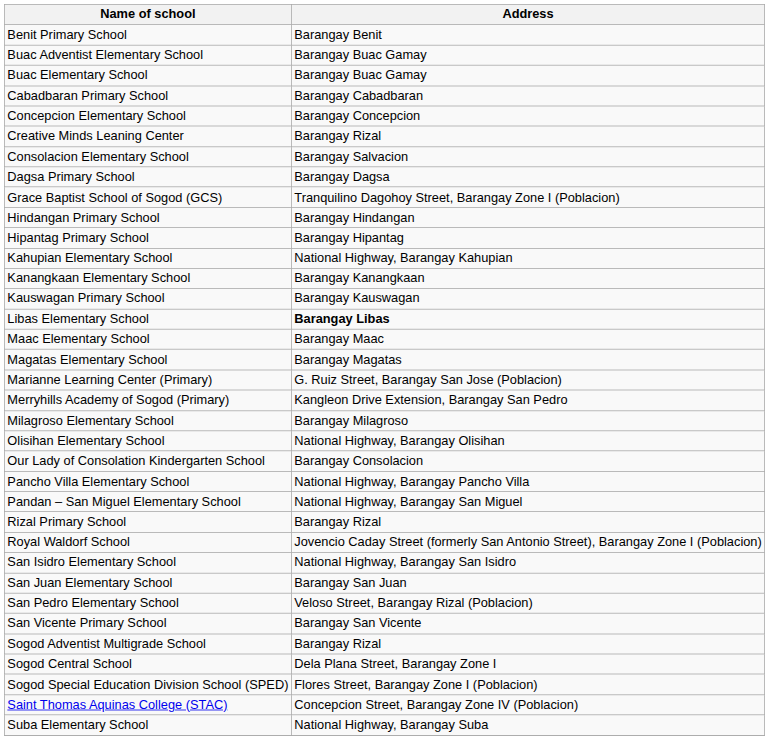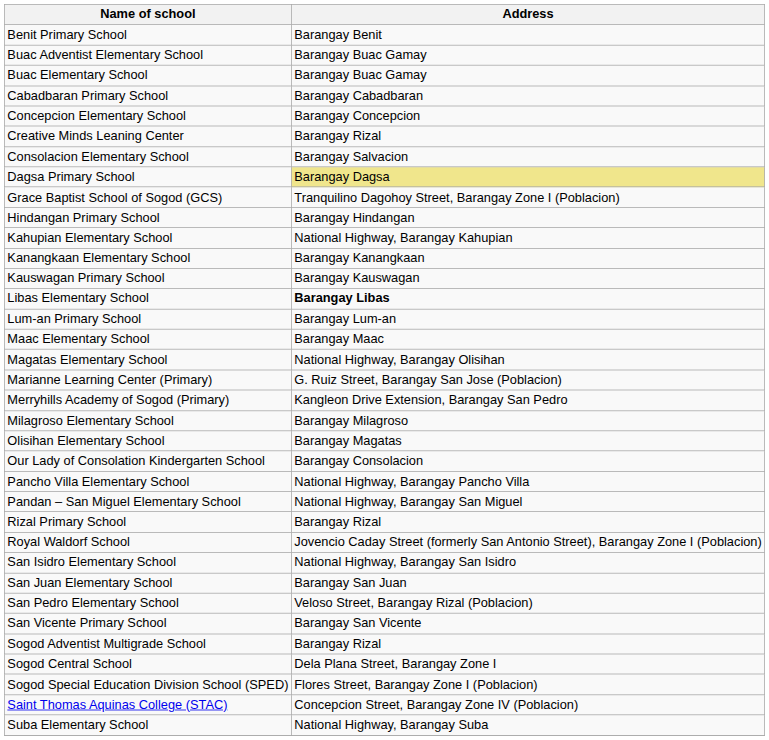(342, 177) no background -> (342, 177) khaki background
- row: (78, 237)
+ row: (74, 319)
(348, 359) Barangay Magatas -> (399, 359) National Highway, Barangay Olisihan
(399, 440) National Highway, Barangay Olisihan -> (348, 440) Barangay Magatas
